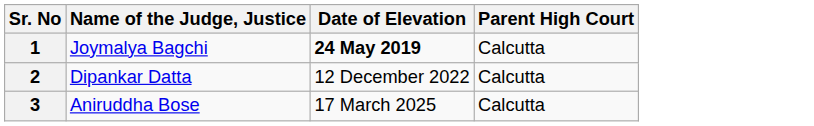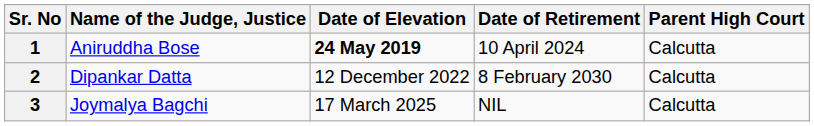+ column: (559, 18)
(139, 47) Joymalya Bagchi -> (135, 47) Aniruddha Bose
(135, 105) Aniruddha Bose -> (139, 105) Joymalya Bagchi
